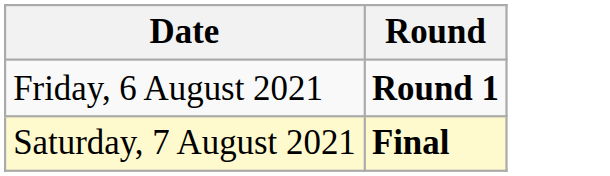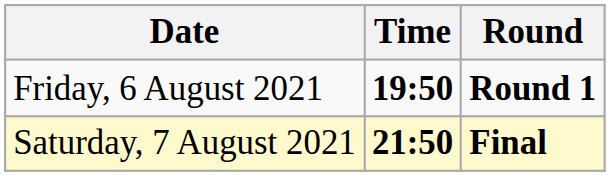+ column: (413, 32)
